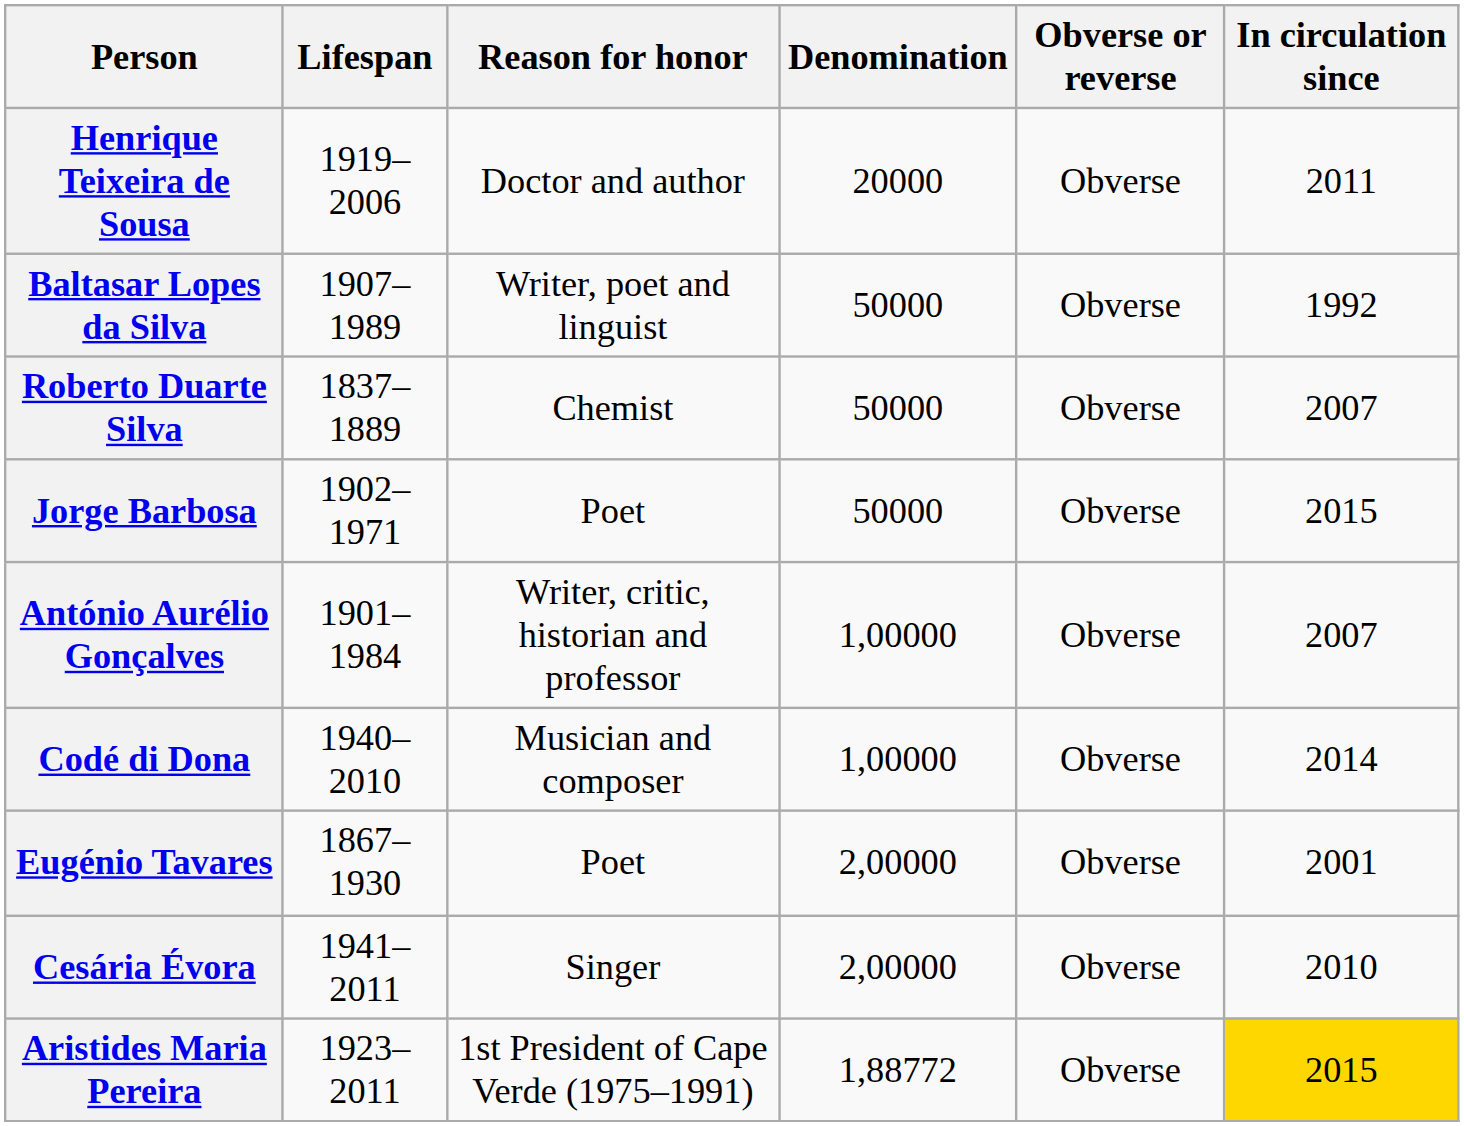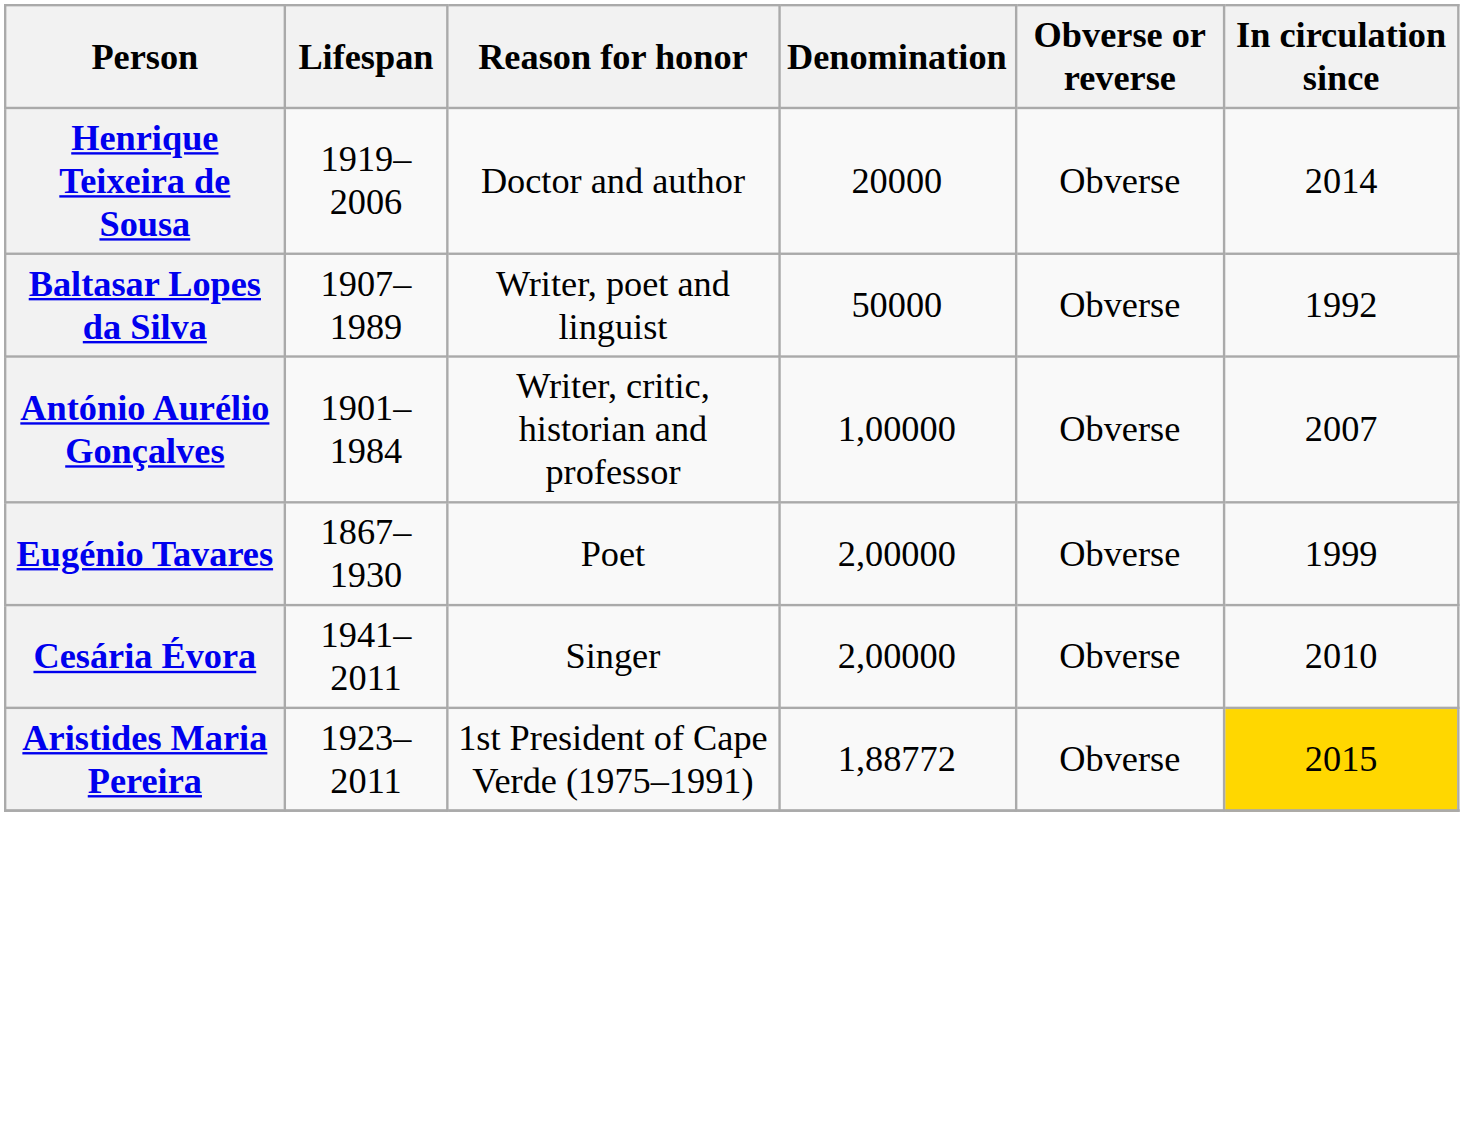(1341, 180) 2011 -> (1341, 180) 2014
- row: (144, 407)
- row: (144, 510)
- row: (144, 759)
(1341, 862) 2001 -> (1341, 553) 1999
